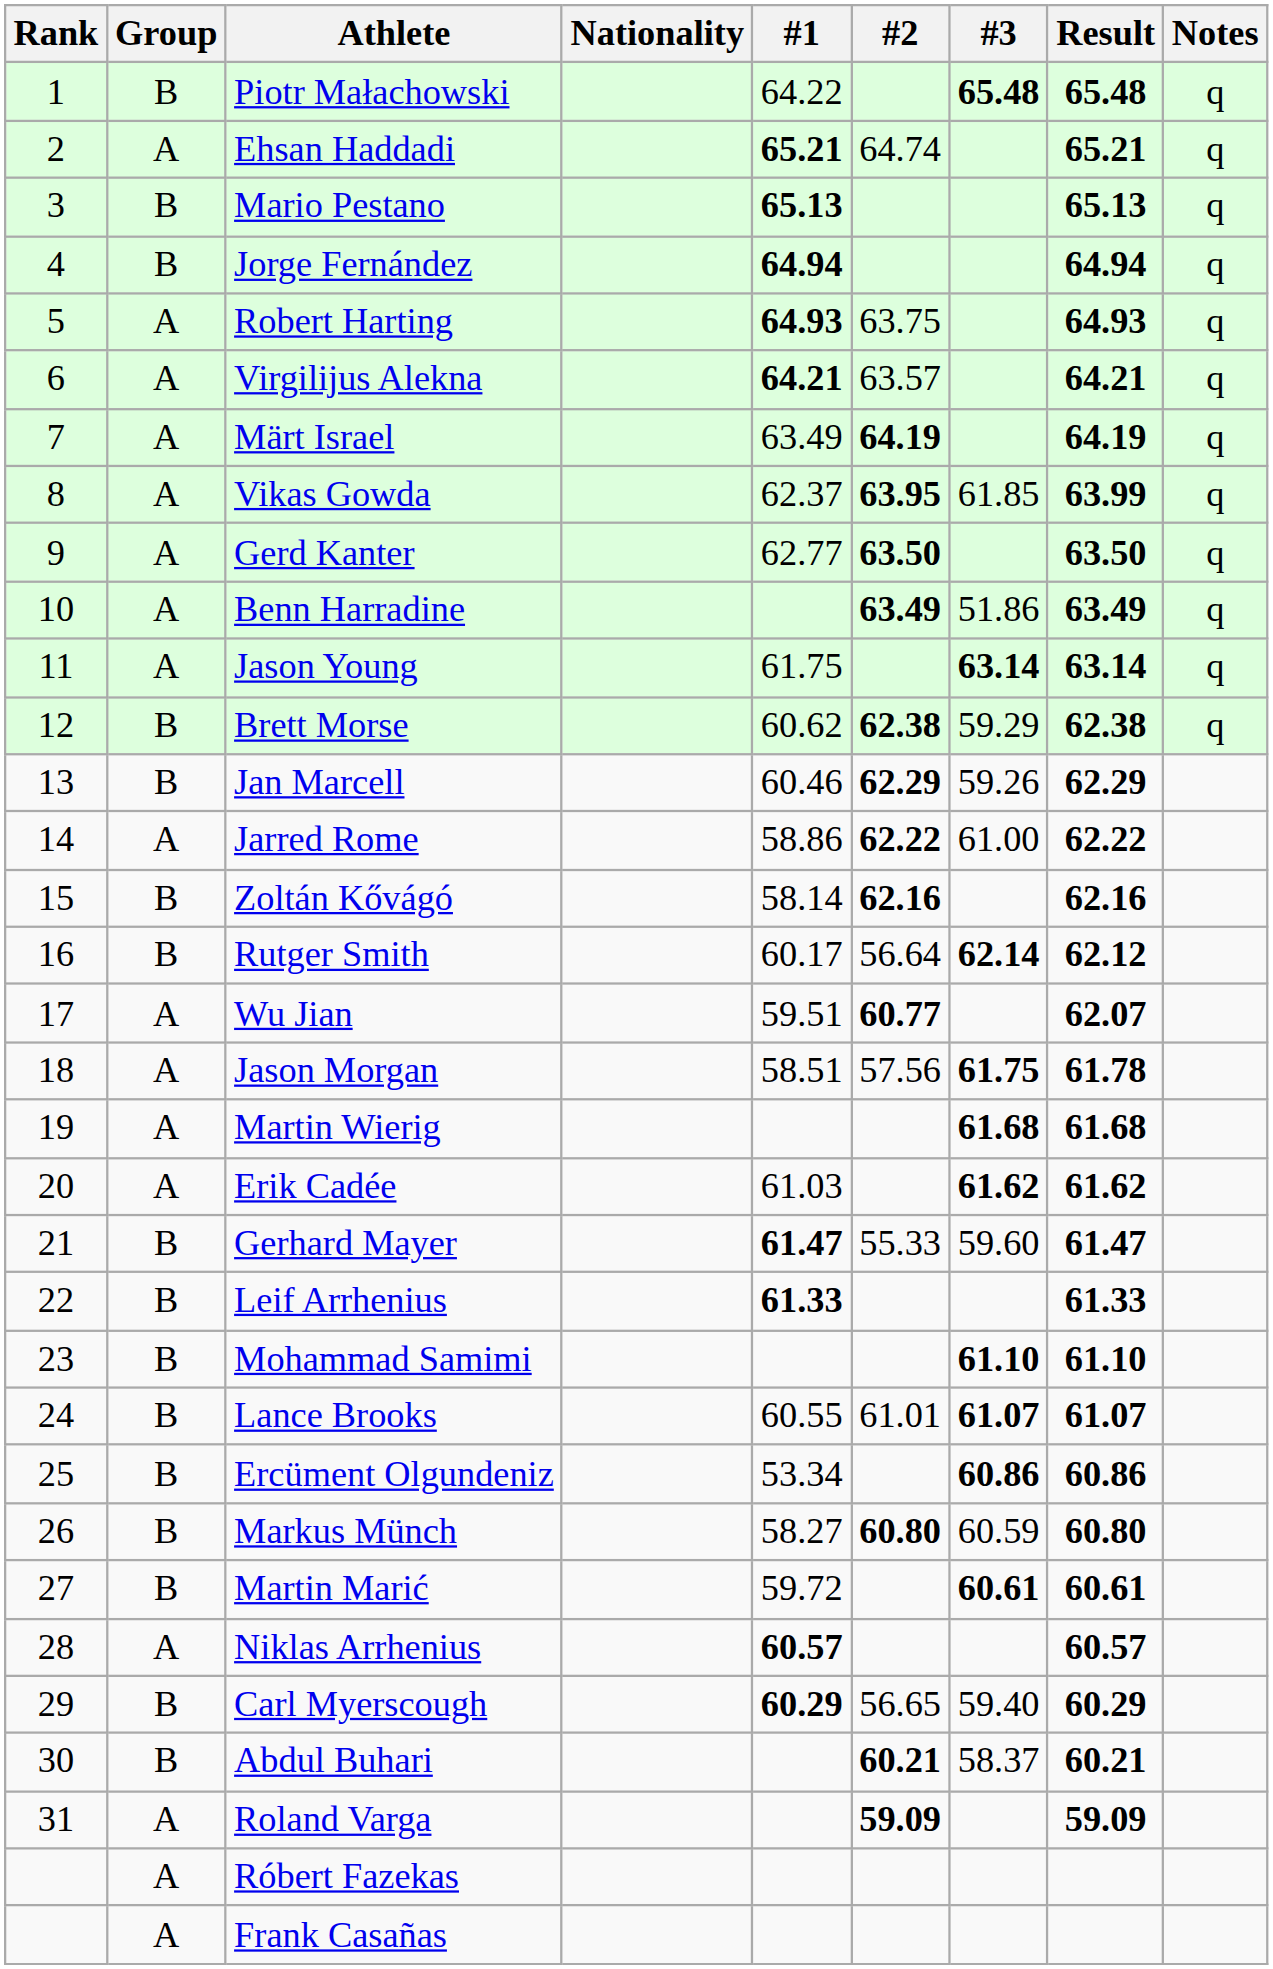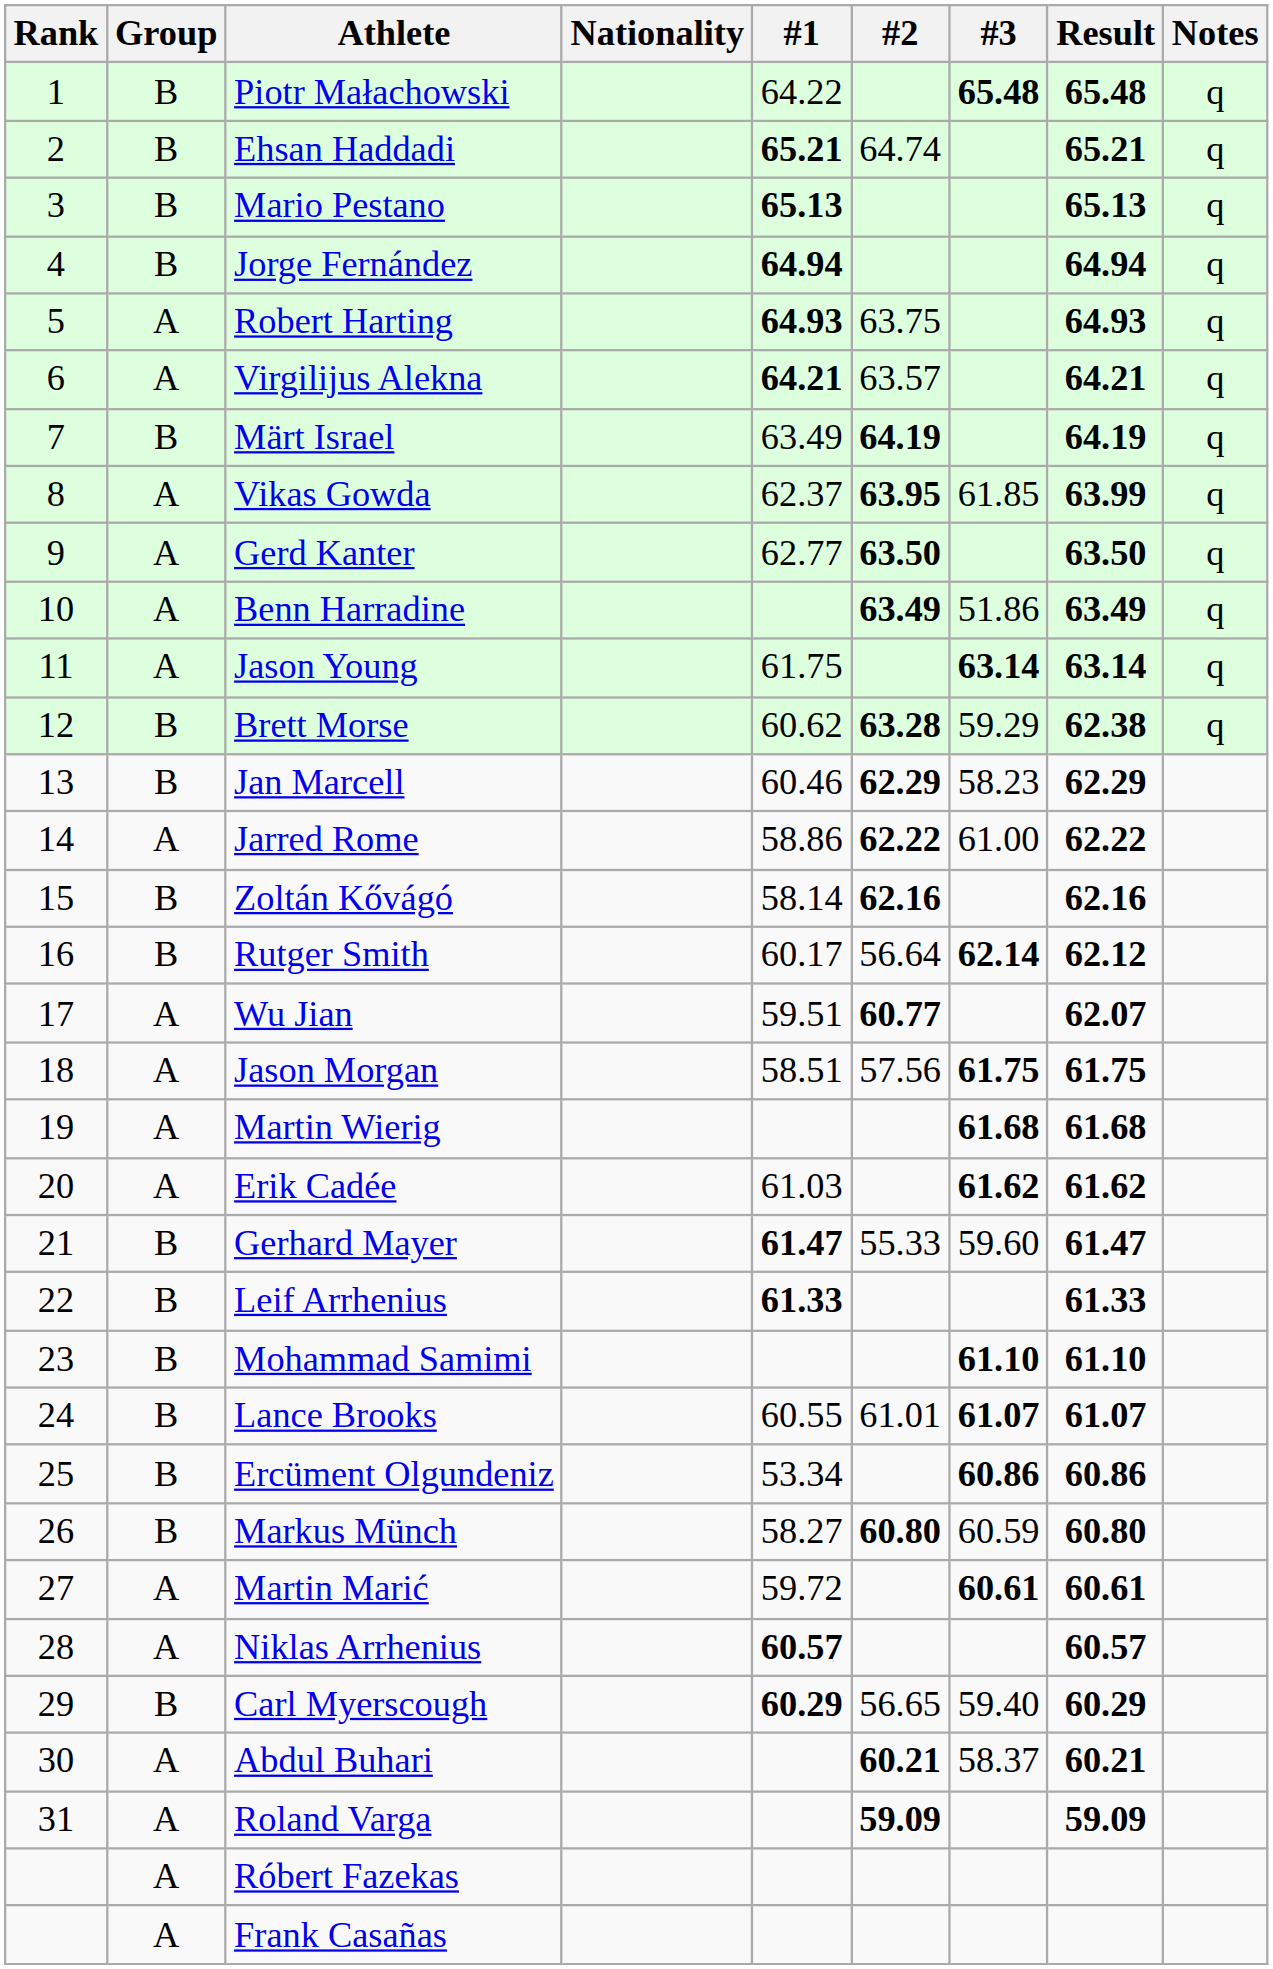(166, 148) A -> (166, 148) B
(166, 436) A -> (166, 436) B
(900, 724) 62.38 -> (900, 724) 63.28
(999, 782) 59.26 -> (999, 782) 58.23
(1106, 1070) 61.78 -> (1106, 1070) 61.75
(166, 1588) B -> (166, 1588) A
(166, 1761) B -> (166, 1761) A
